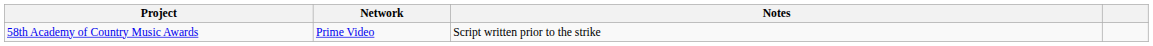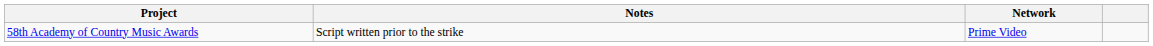columns swapped: (382, 13) <-> (777, 13)
